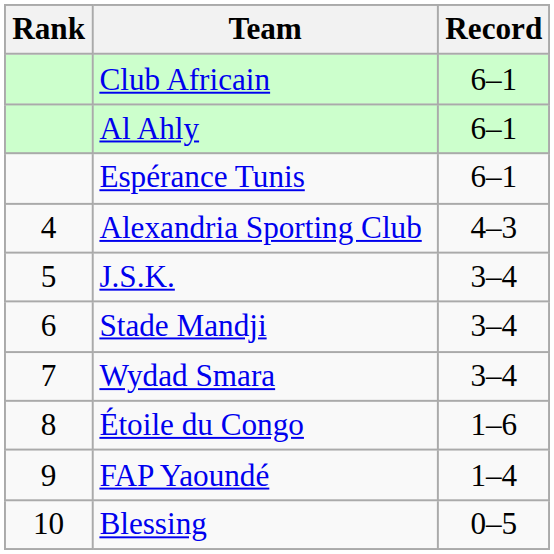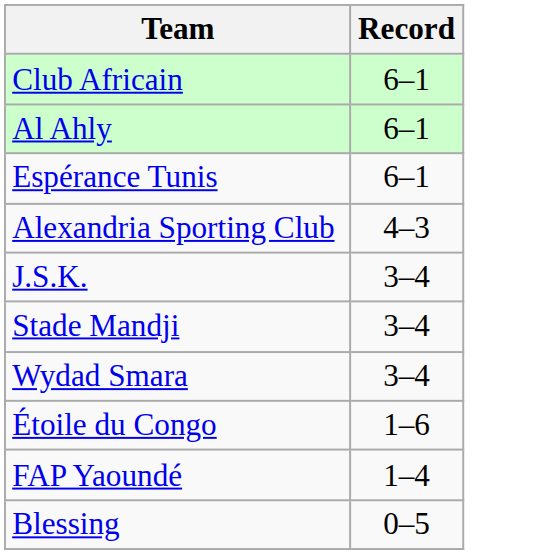- column: (49, 29)
